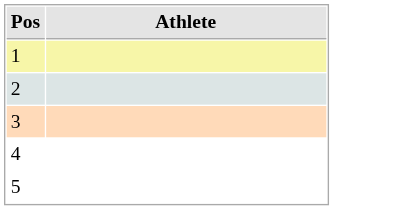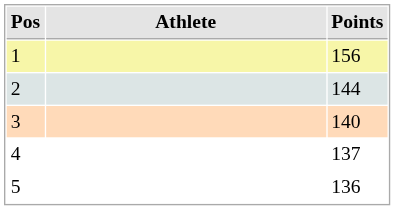+ column: (357, 22)
